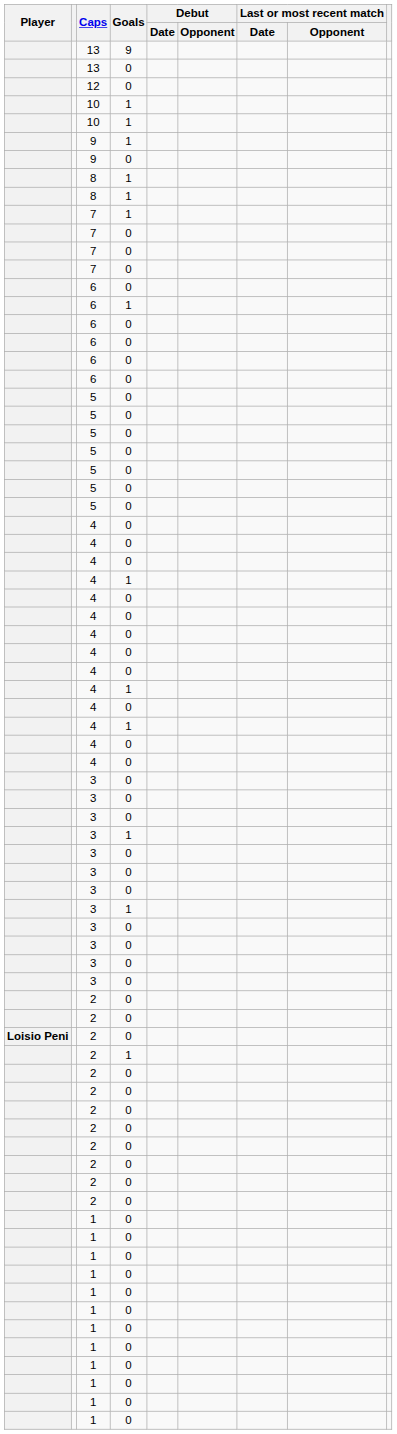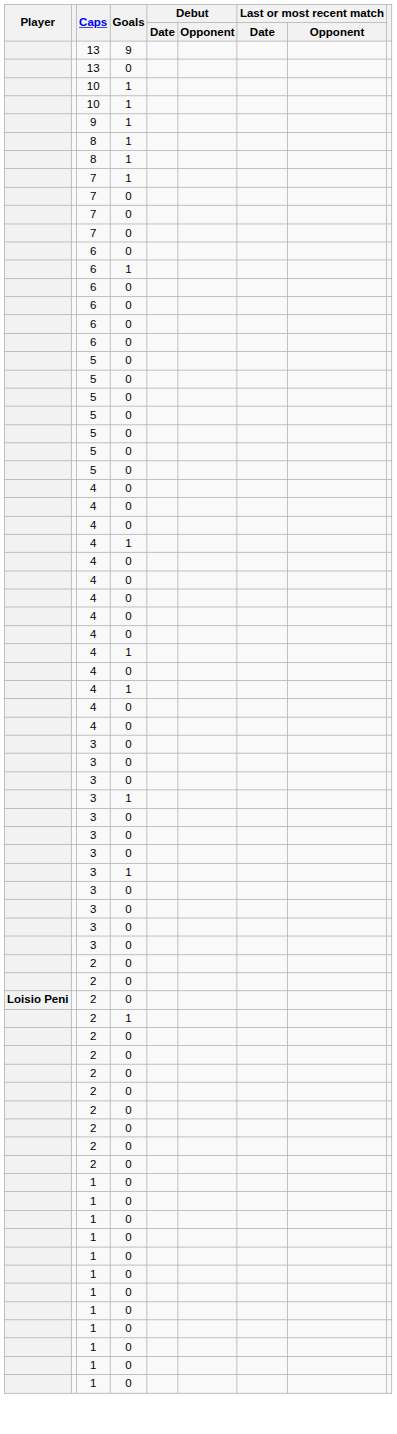- row: (93, 86)
- row: (93, 159)
